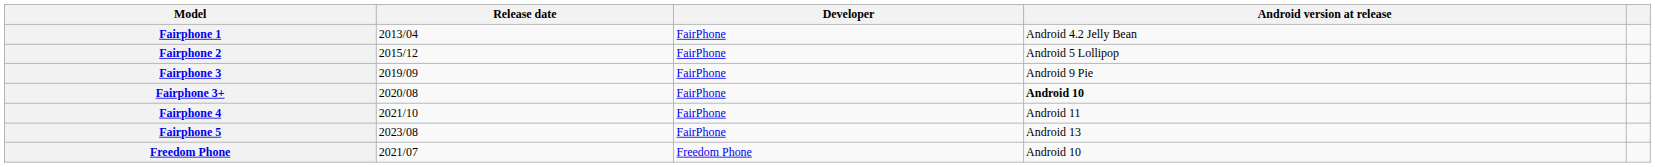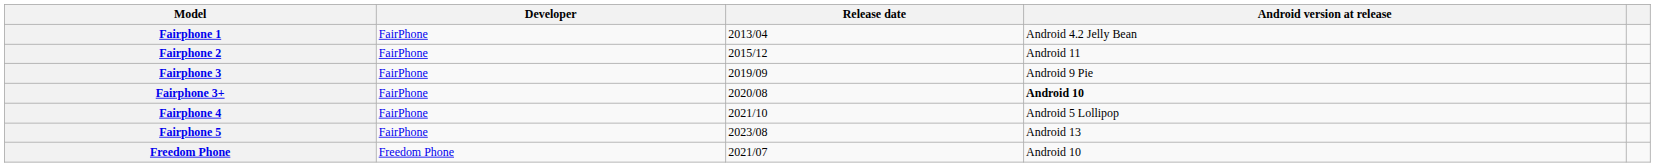columns swapped: (849, 14) <-> (525, 14)
(1073, 54) Android 5 Lollipop -> (1053, 54) Android 11
(1053, 113) Android 11 -> (1073, 113) Android 5 Lollipop
